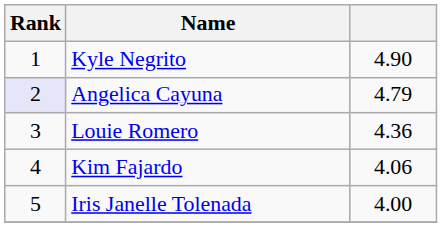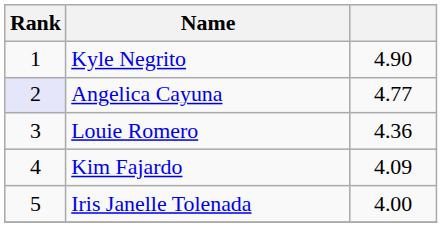(393, 95) 4.79 -> (393, 95) 4.77
(393, 167) 4.06 -> (393, 167) 4.09
